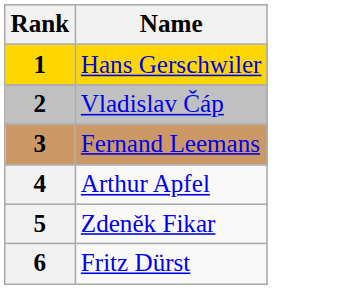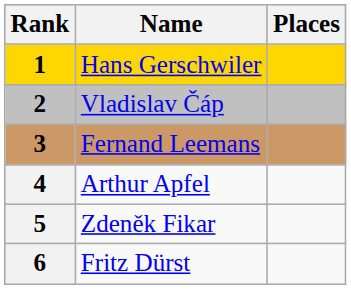+ column: (307, 24)
